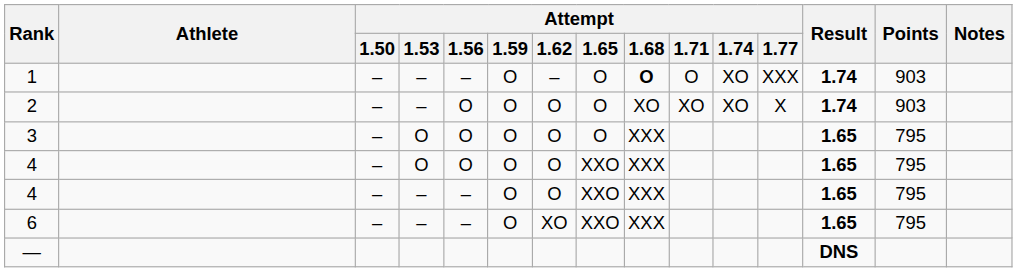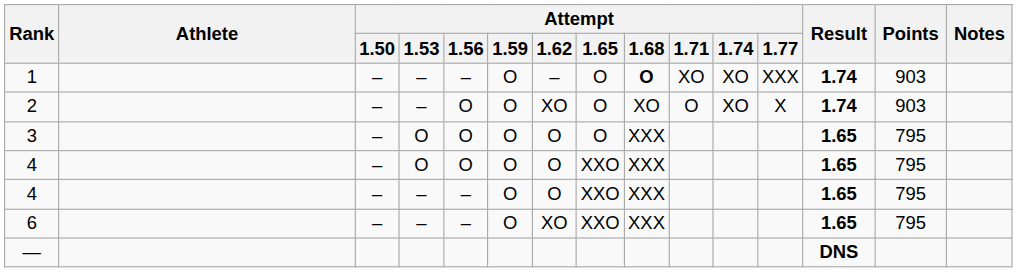(691, 77) O -> (691, 77) XO
(554, 106) O -> (554, 106) XO
(691, 106) XO -> (691, 106) O
